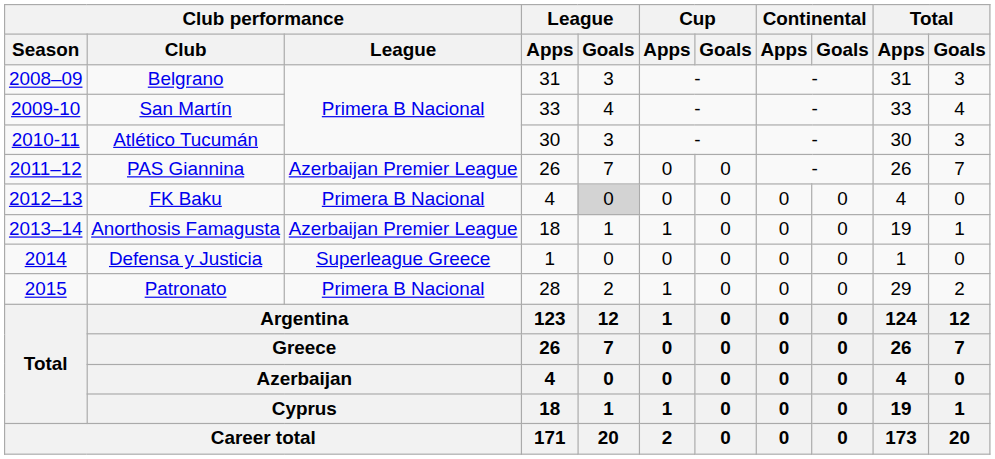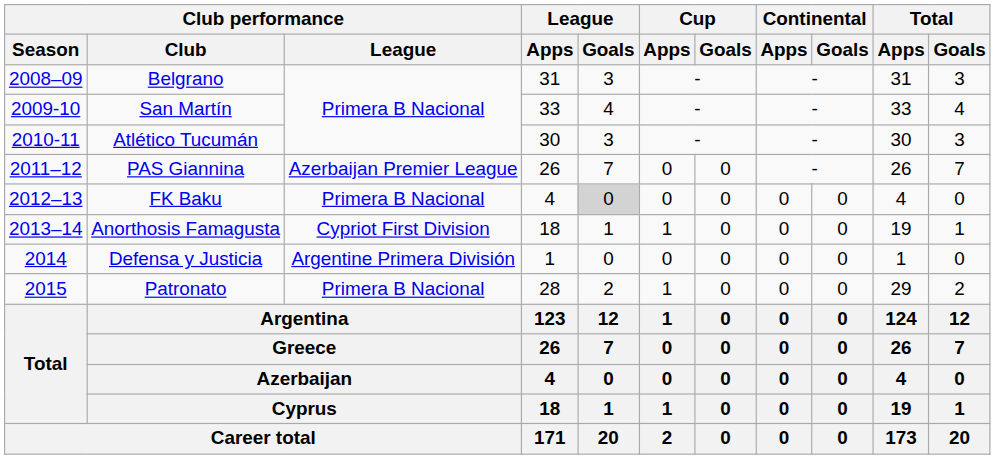(403, 229) Azerbaijan Premier League -> (403, 229) Cypriot First Division
(403, 259) Superleague Greece -> (403, 259) Argentine Primera División
